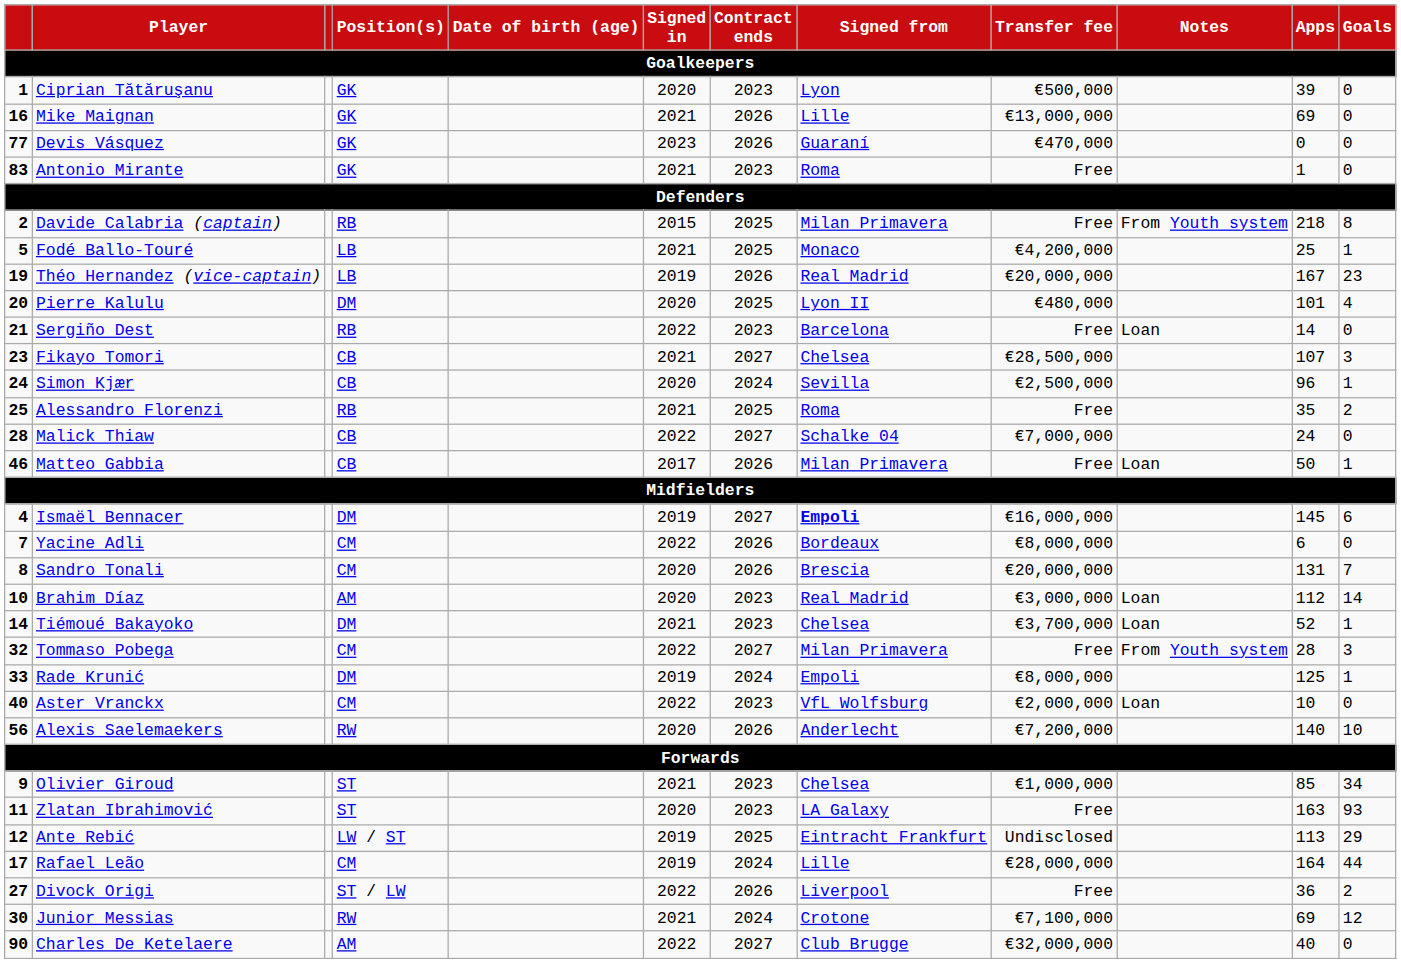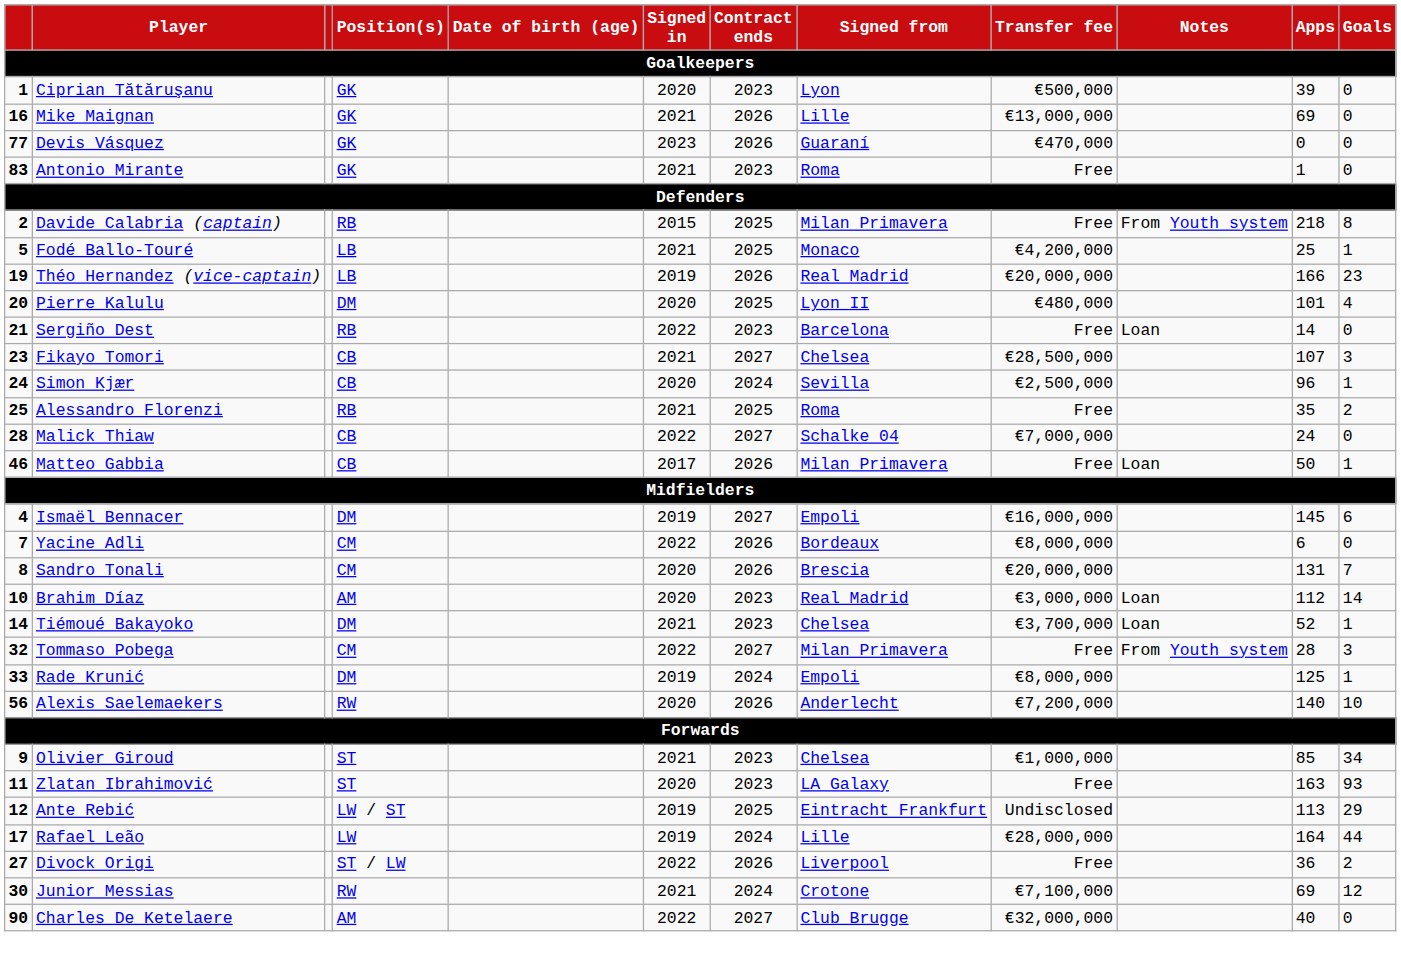(1310, 277) 167 -> (1310, 277) 166
(830, 517) bold -> (830, 517) normal
- row: (100, 704)
(347, 864) CM -> (347, 838) LW
